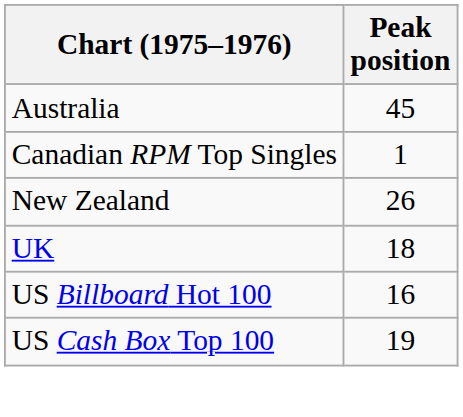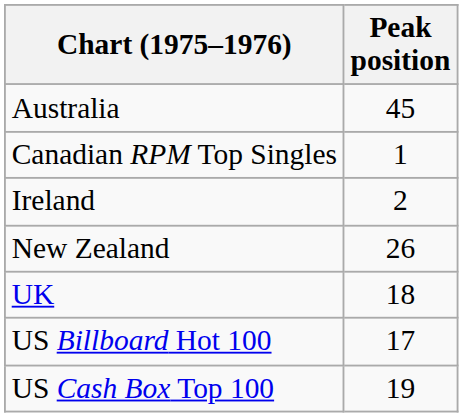+ row: (53, 201)
(400, 294) 16 -> (400, 341) 17
